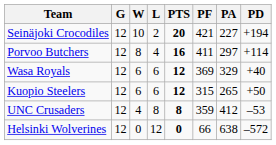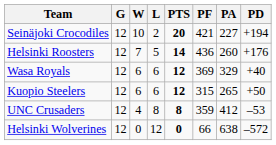- row: (48, 52)
+ row: (51, 52)
